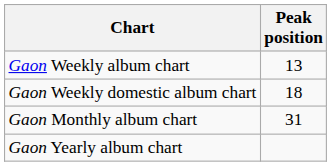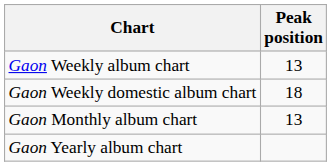(294, 119) 31 -> (294, 119) 13
